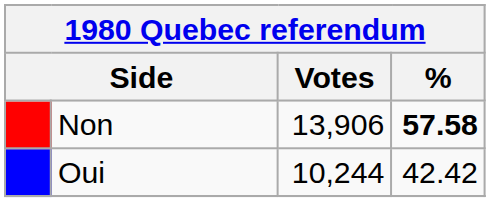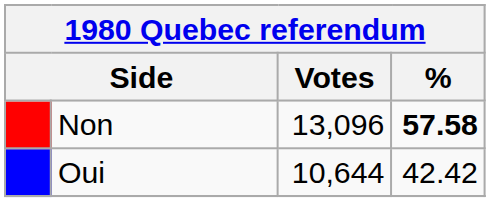(338, 125) 13,906 -> (338, 125) 13,096
(338, 173) 10,244 -> (338, 173) 10,644
